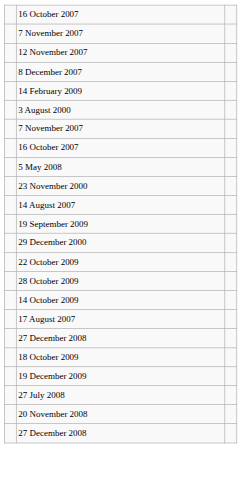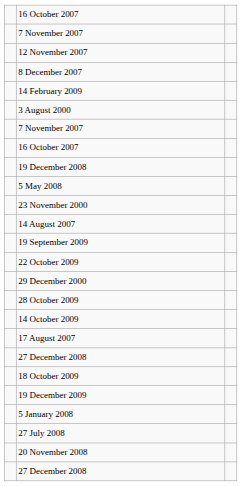+ row: (10, 167)
rows swapped: (10, 243) <-> (10, 262)
+ row: (10, 414)
